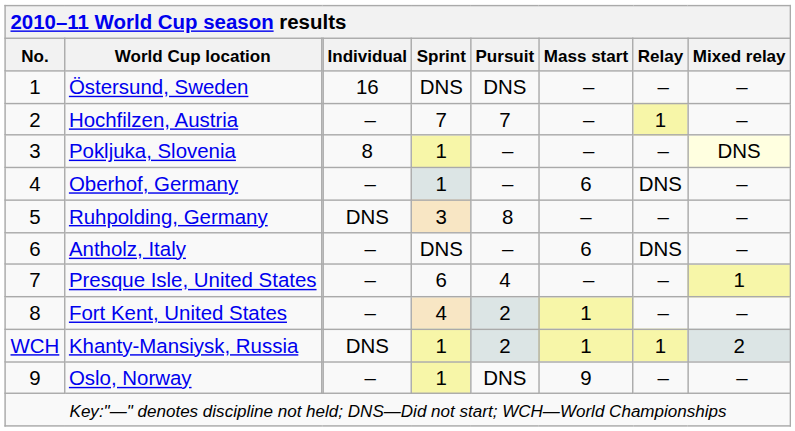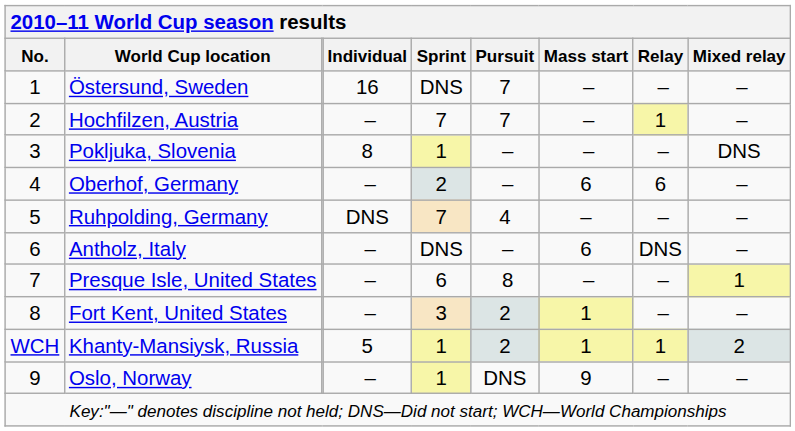(505, 87) DNS -> (505, 87) 7
(739, 152) lightyellow background -> (739, 152) no background
(441, 184) 1 -> (441, 184) 2
(660, 184) DNS -> (660, 184) 6
(441, 216) 3 -> (441, 216) 7
(505, 216) 8 -> (505, 216) 4
(505, 281) 4 -> (505, 281) 8
(441, 313) 4 -> (441, 313) 3
(367, 345) DNS -> (367, 345) 5
